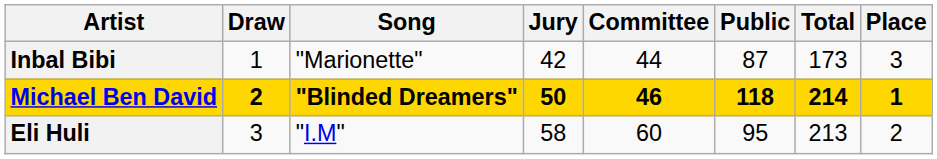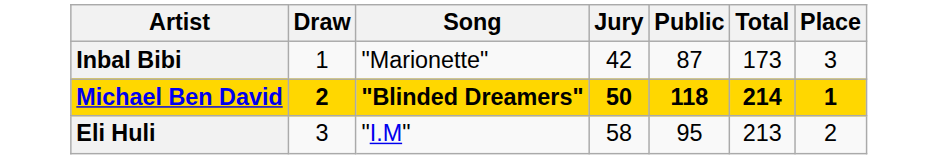- column: (649, 23)
